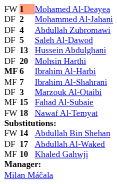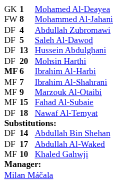(11, 9) FW -> (11, 9) GK
(22, 9) lightsalmon background -> (22, 9) no background
(10, 19) DF -> (11, 19) FW
(22, 19) 2 -> (22, 19) 8
(10, 92) DF -> (11, 92) MF
(22, 92) 3 -> (22, 92) 9
(11, 113) FW -> (10, 113) DF
(11, 133) FW -> (10, 133) DF
